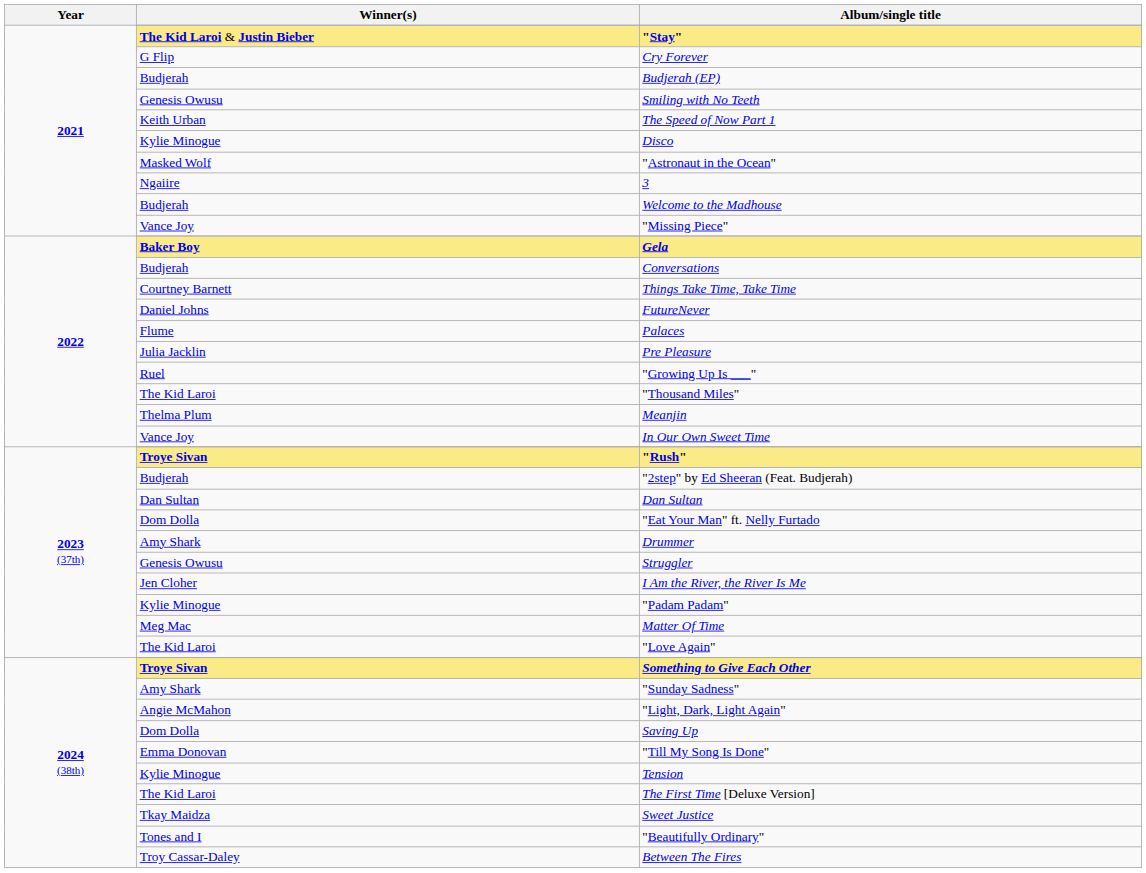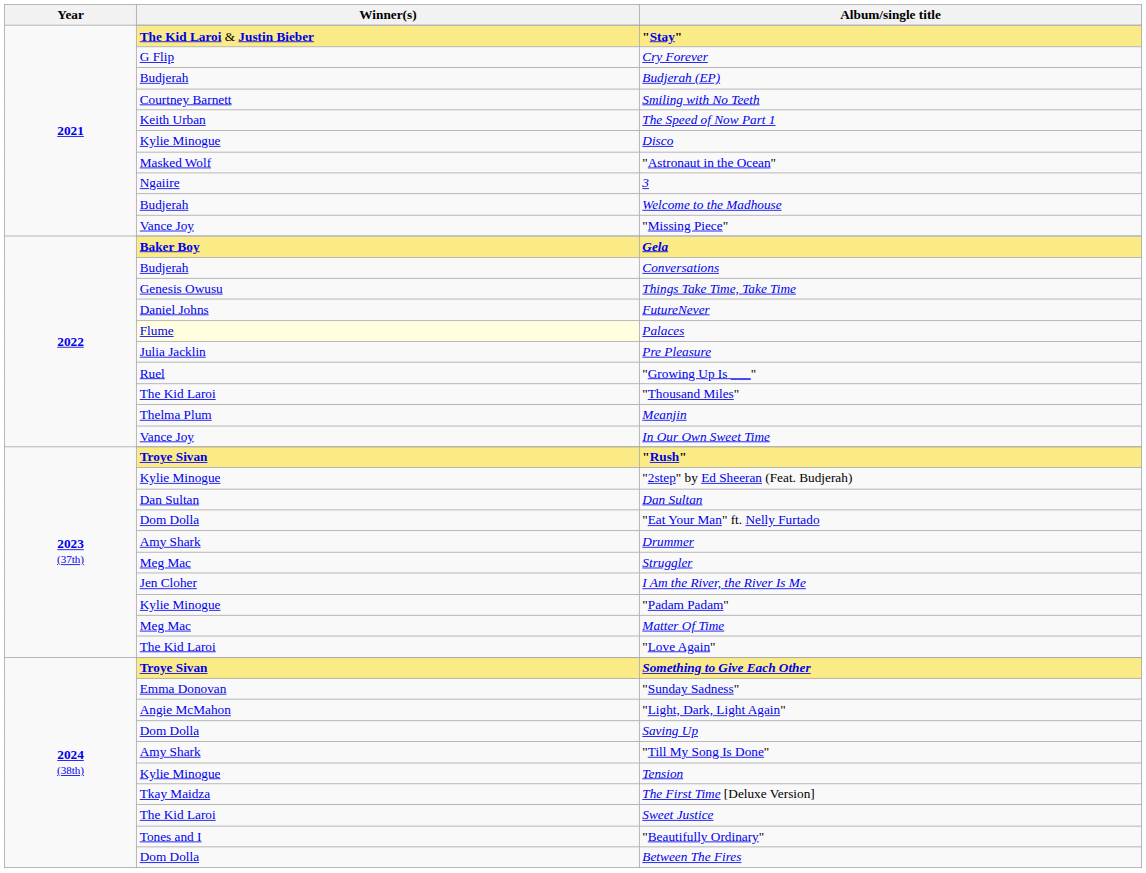(181, 99) Genesis Owusu -> (186, 99) Courtney Barnett
(186, 288) Courtney Barnett -> (181, 288) Genesis Owusu
(157, 330) no background -> (157, 330) lightyellow background
(164, 478) Budjerah -> (180, 478) Kylie Minogue
(181, 562) Genesis Owusu -> (165, 562) Meg Mac
(170, 688) Amy Shark -> (183, 688) Emma Donovan
(183, 752) Emma Donovan -> (170, 752) Amy Shark
(178, 794) The Kid Laroi -> (175, 794) Tkay Maidza
(175, 815) Tkay Maidza -> (178, 815) The Kid Laroi
(190, 857) Troy Cassar-Daley -> (169, 857) Dom Dolla
